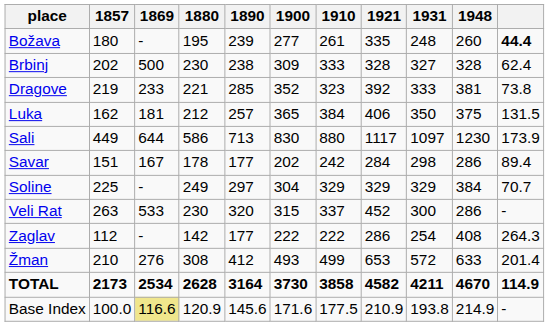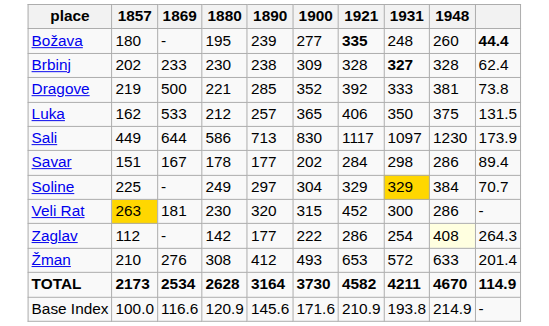- column: (338, 16)
(378, 41) normal -> (355, 41) bold
(151, 65) 500 -> (174, 65) 233
(423, 65) normal -> (400, 65) bold
(151, 89) 233 -> (174, 89) 500
(151, 114) 181 -> (174, 114) 533
(423, 187) no background -> (400, 187) gold background
(106, 211) no background -> (128, 211) gold background
(151, 211) 533 -> (174, 211) 181
(469, 235) no background -> (446, 235) lightyellow background
(157, 308) khaki background -> (180, 308) no background
